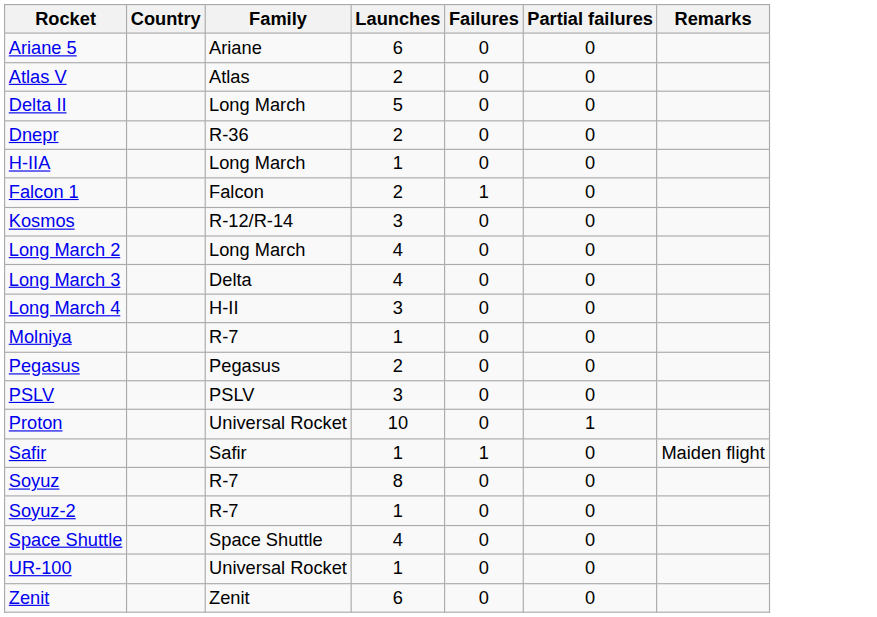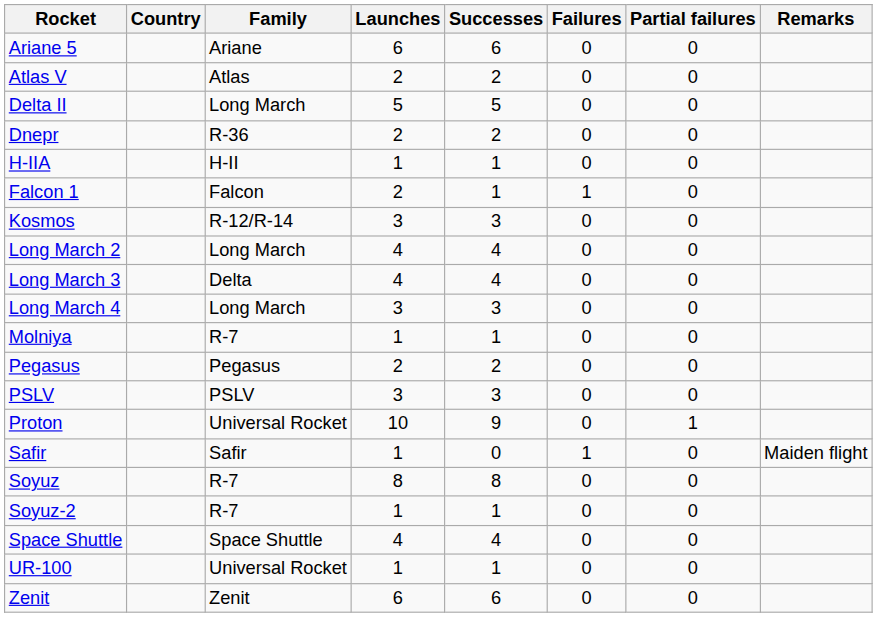+ column: (496, 18)
(257, 163) Long March -> (224, 163) H-II
(224, 308) H-II -> (257, 308) Long March
